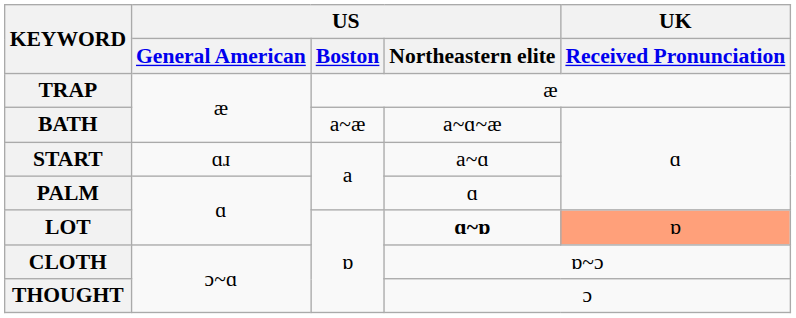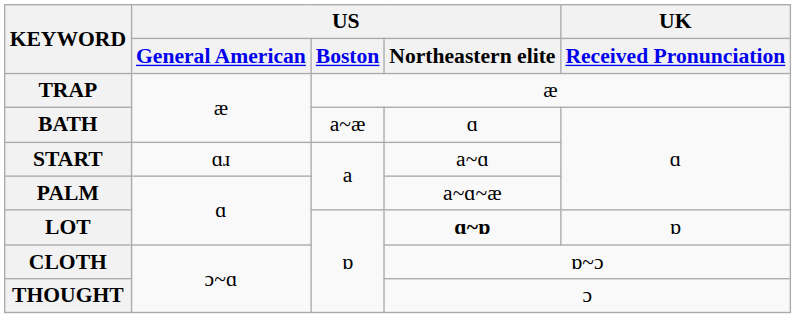(472, 124) a~ɑ~æ -> (472, 124) ɑ
(472, 192) ɑ -> (472, 192) a~ɑ~æ
(675, 227) lightsalmon background -> (675, 227) no background
